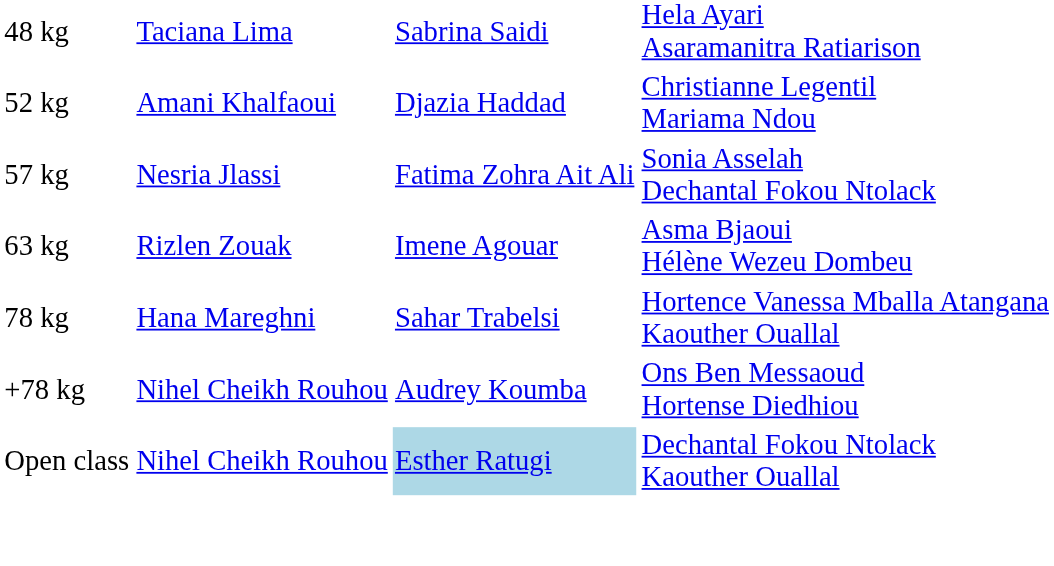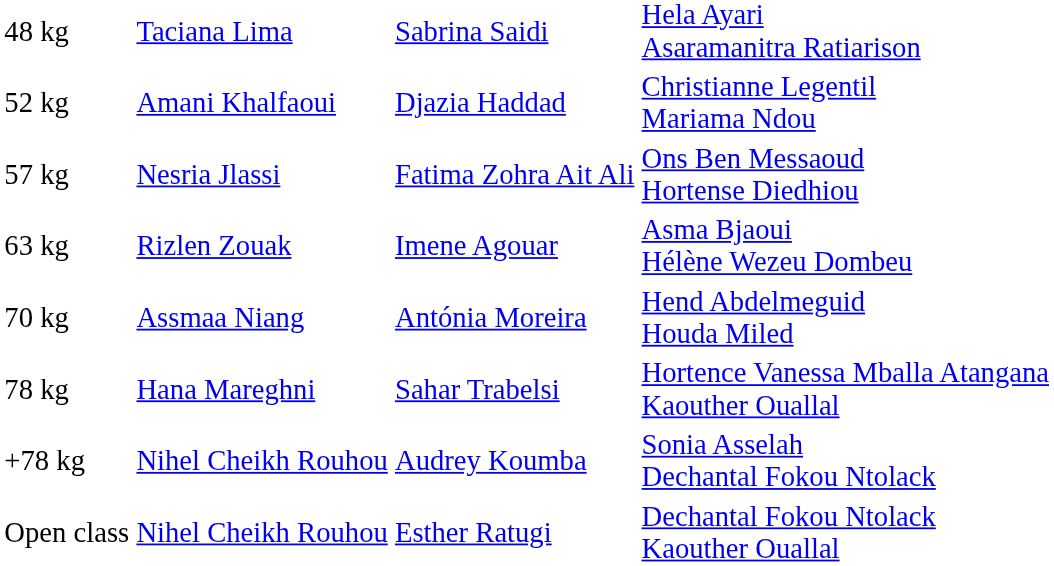(789, 174) Sonia Asselah Dechantal Fokou Ntolack -> (753, 174) Ons Ben Messaoud Hortense Diedhiou
+ row: (37, 317)
(753, 389) Ons Ben Messaoud Hortense Diedhiou -> (789, 460) Sonia Asselah Dechantal Fokou Ntolack
(473, 460) lightblue background -> (473, 532) no background
